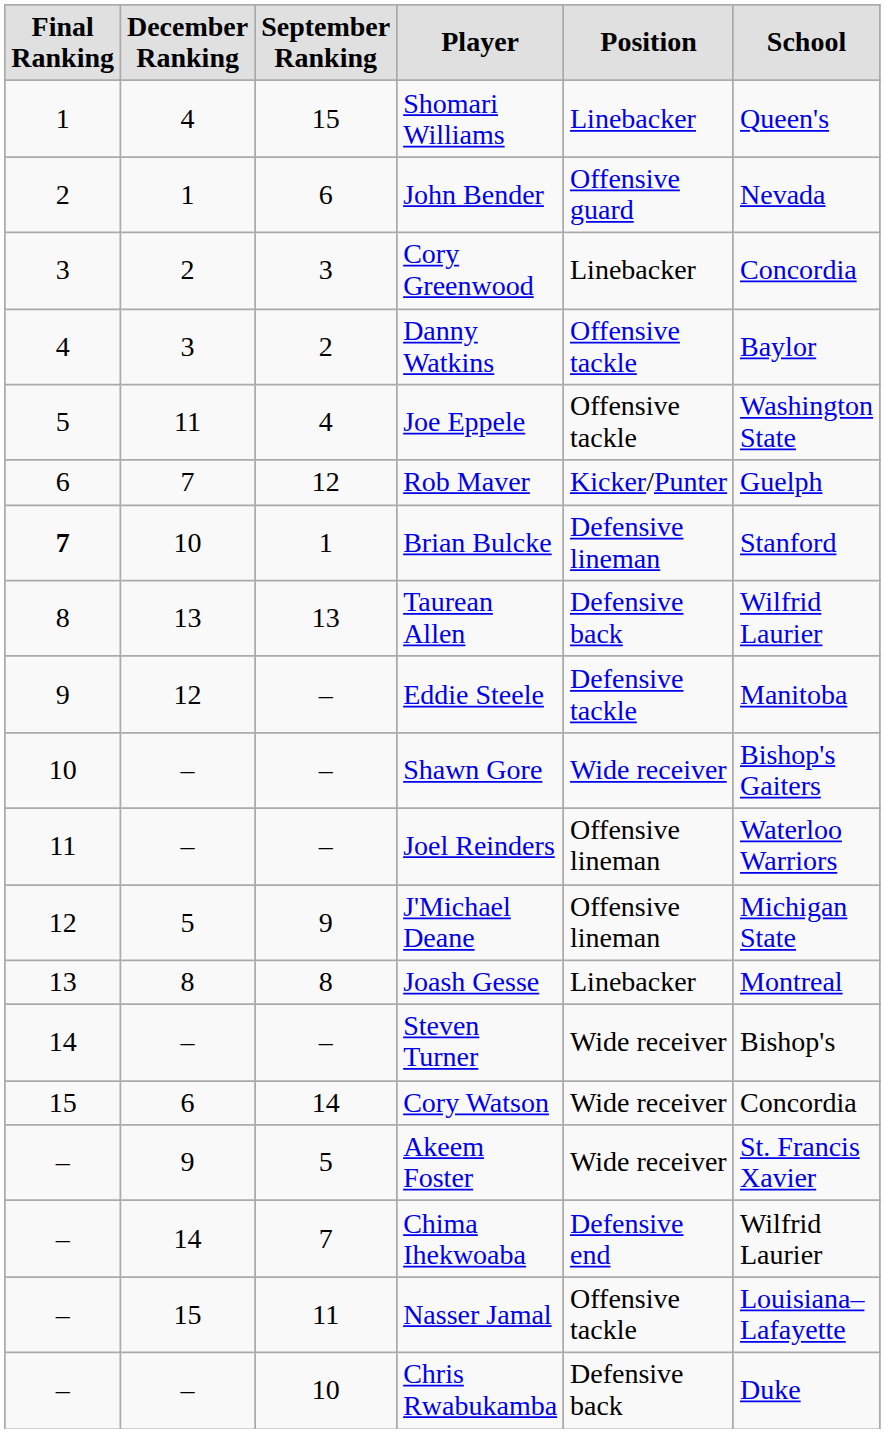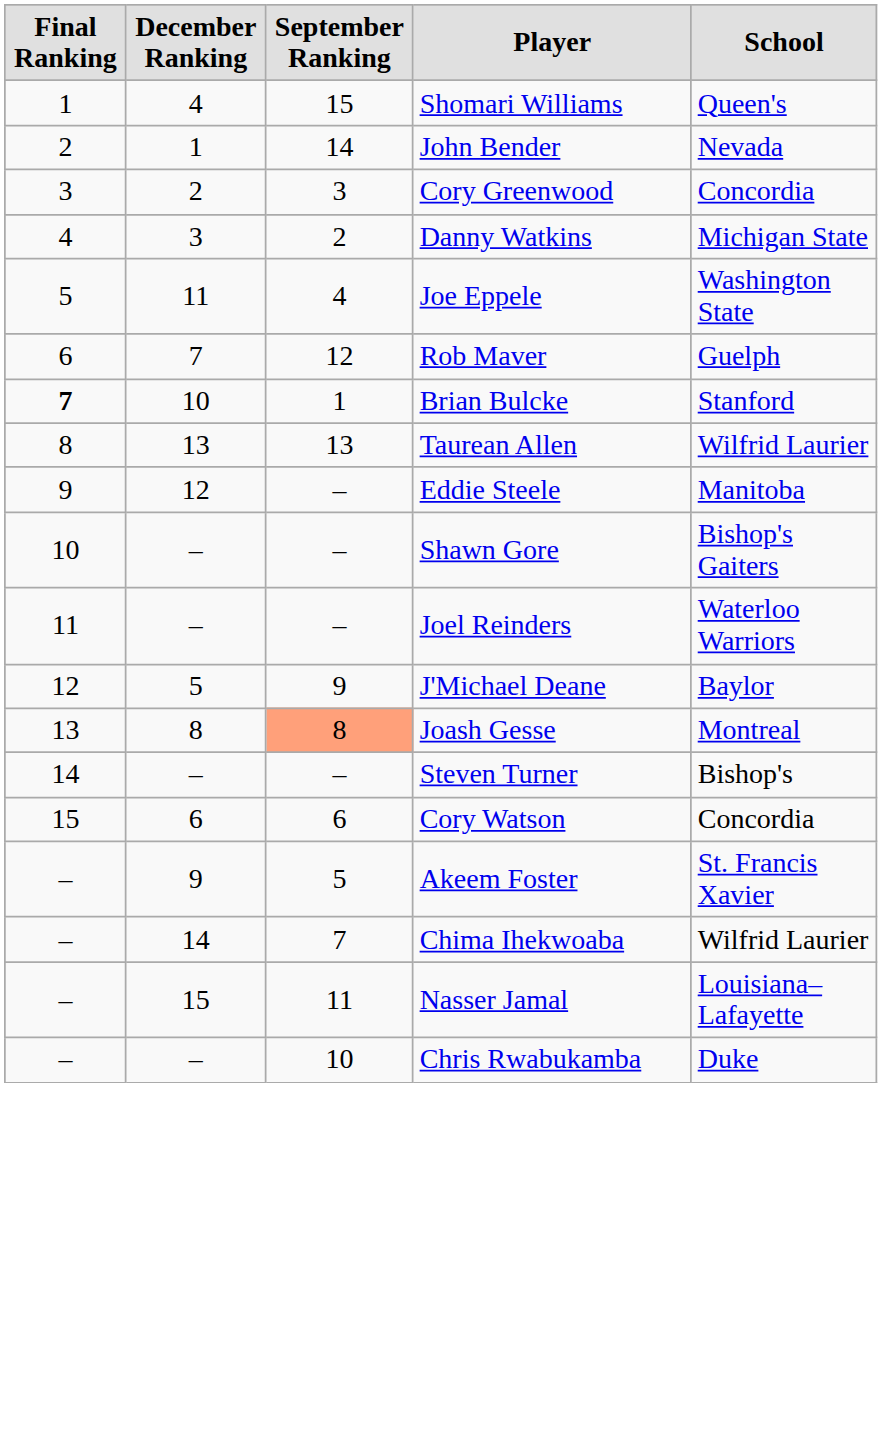- column: (649, 42)
(326, 194) 6 -> (339, 147) 14
(778, 346) Baylor -> (783, 235) Michigan State
(794, 921) Michigan State -> (736, 685) Baylor
(326, 981) no background -> (339, 729) lightsalmon background
(326, 1102) 14 -> (339, 818) 6
